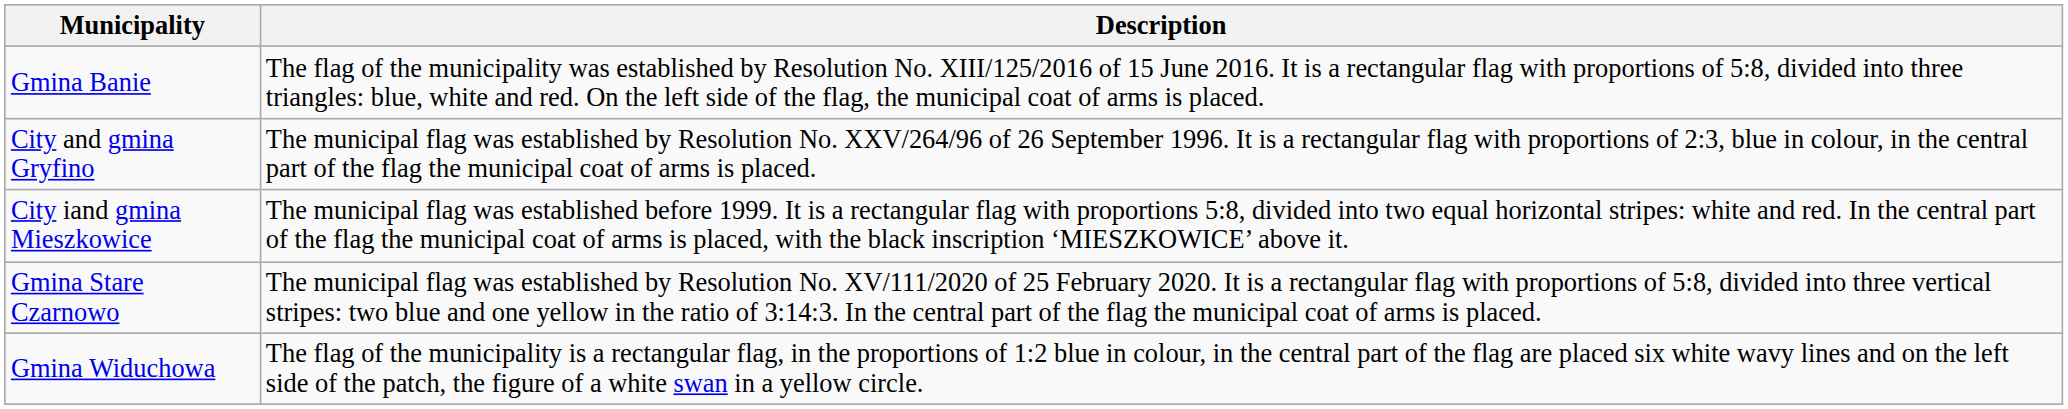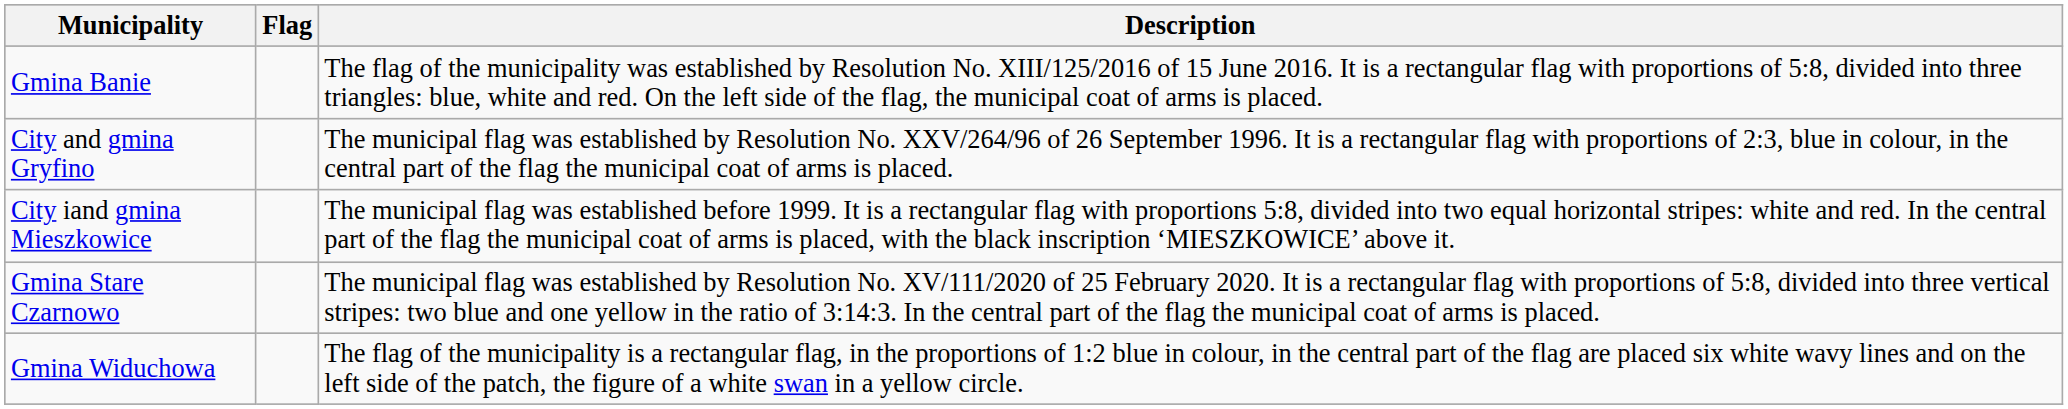+ column: (287, 25)
